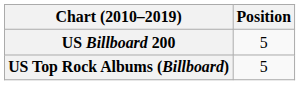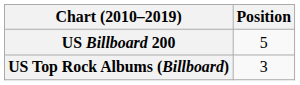(264, 67) 5 -> (264, 67) 3
